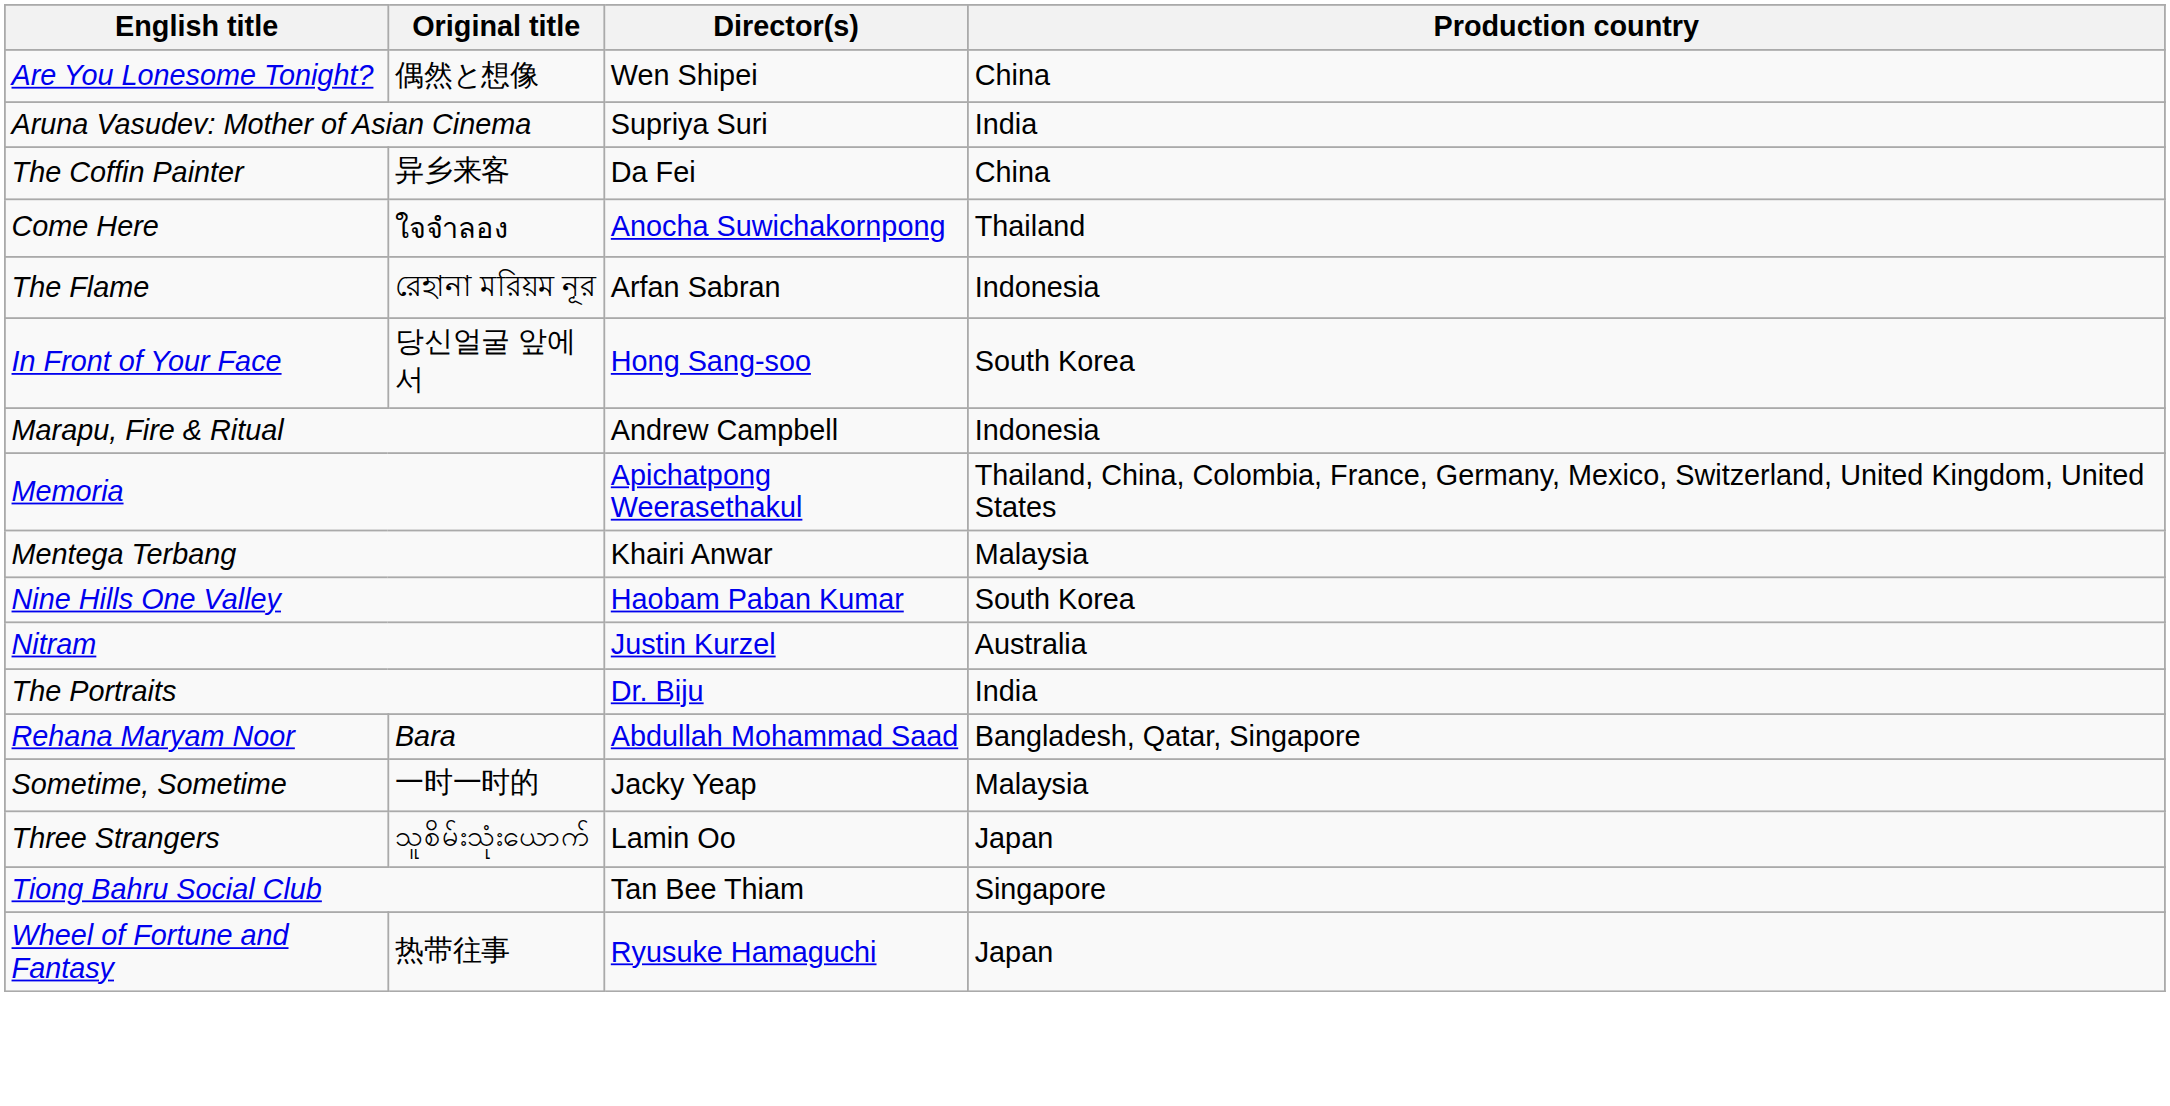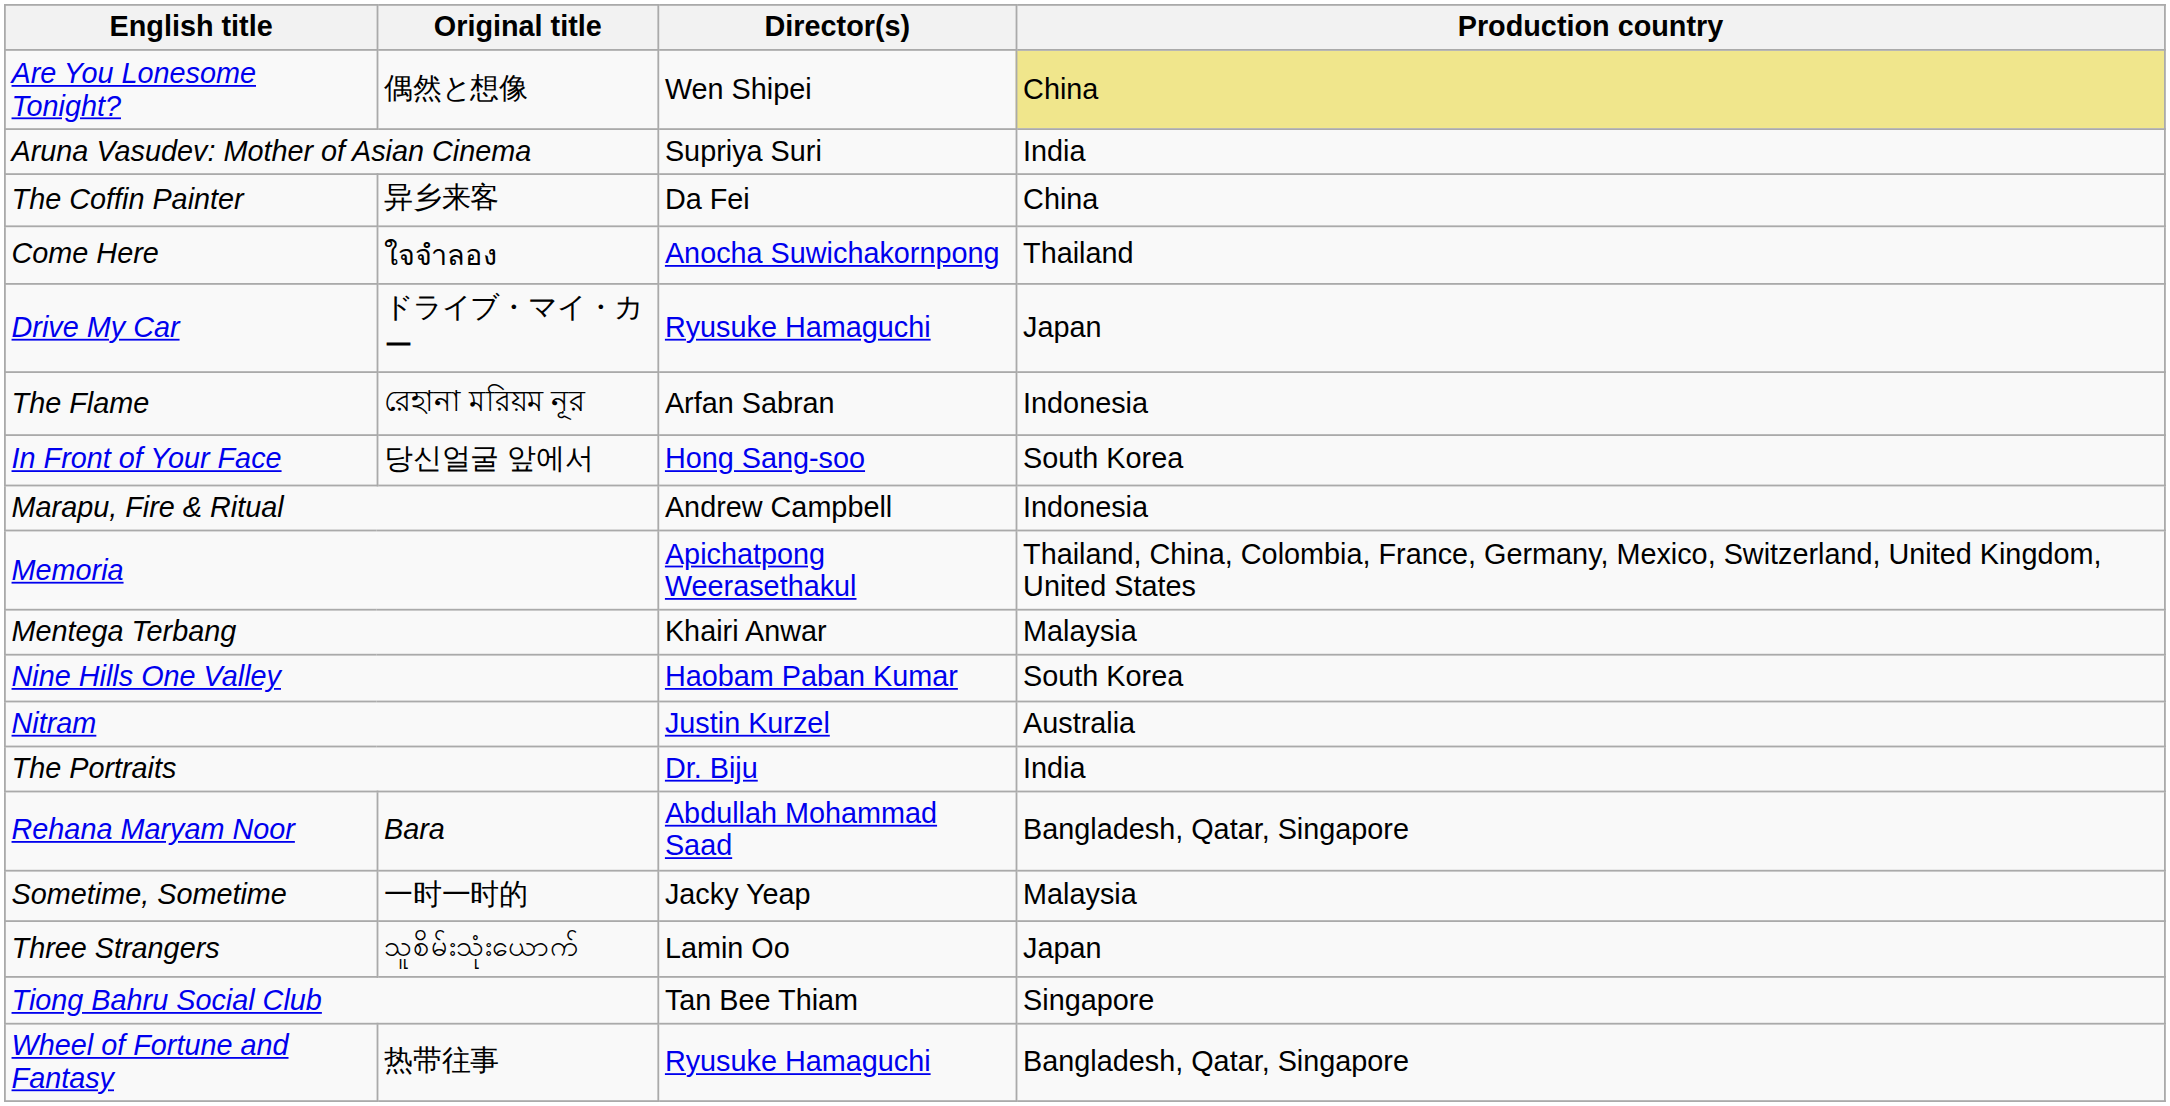(1012, 75) no background -> (1061, 89) khaki background
+ row: (96, 327)
(1014, 951) Japan -> (1216, 1061) Bangladesh, Qatar, Singapore
